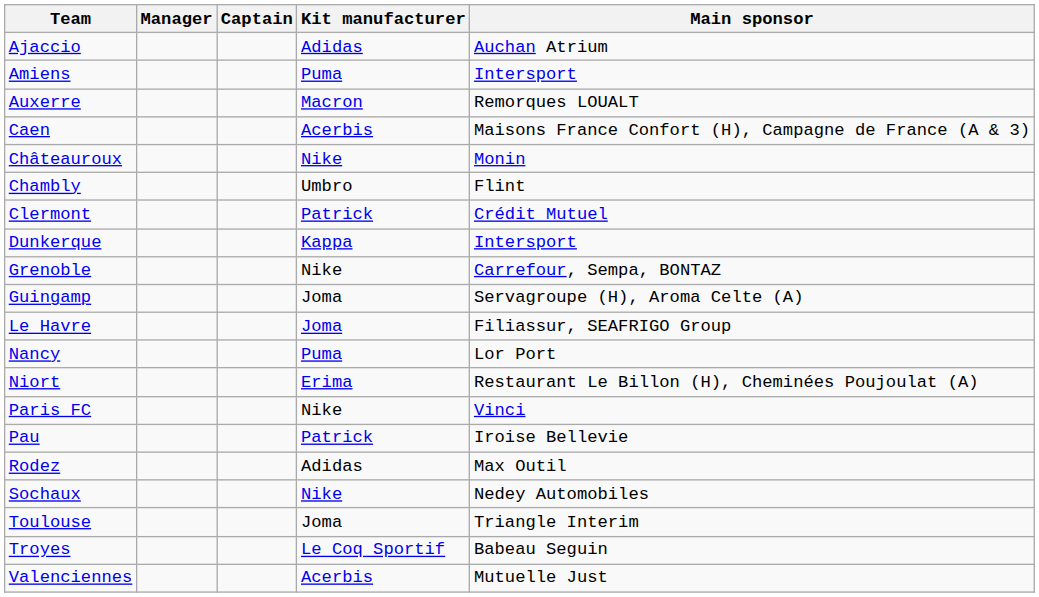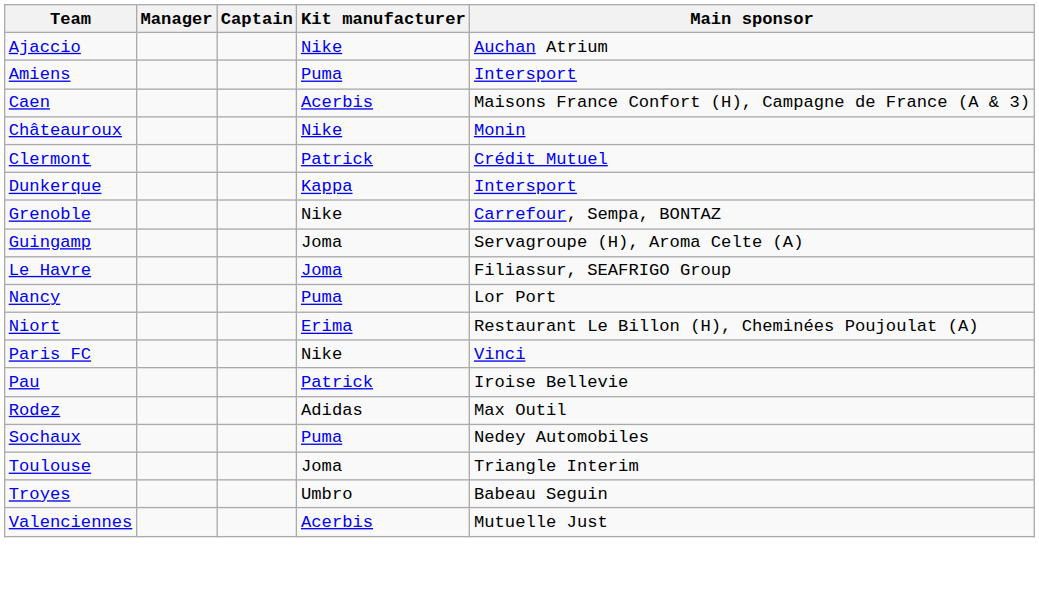(332, 47) Adidas -> (322, 47) Nike
- row: (45, 103)
- row: (45, 186)
(322, 494) Nike -> (322, 438) Puma
(373, 550) Le Coq Sportif -> (327, 494) Umbro
